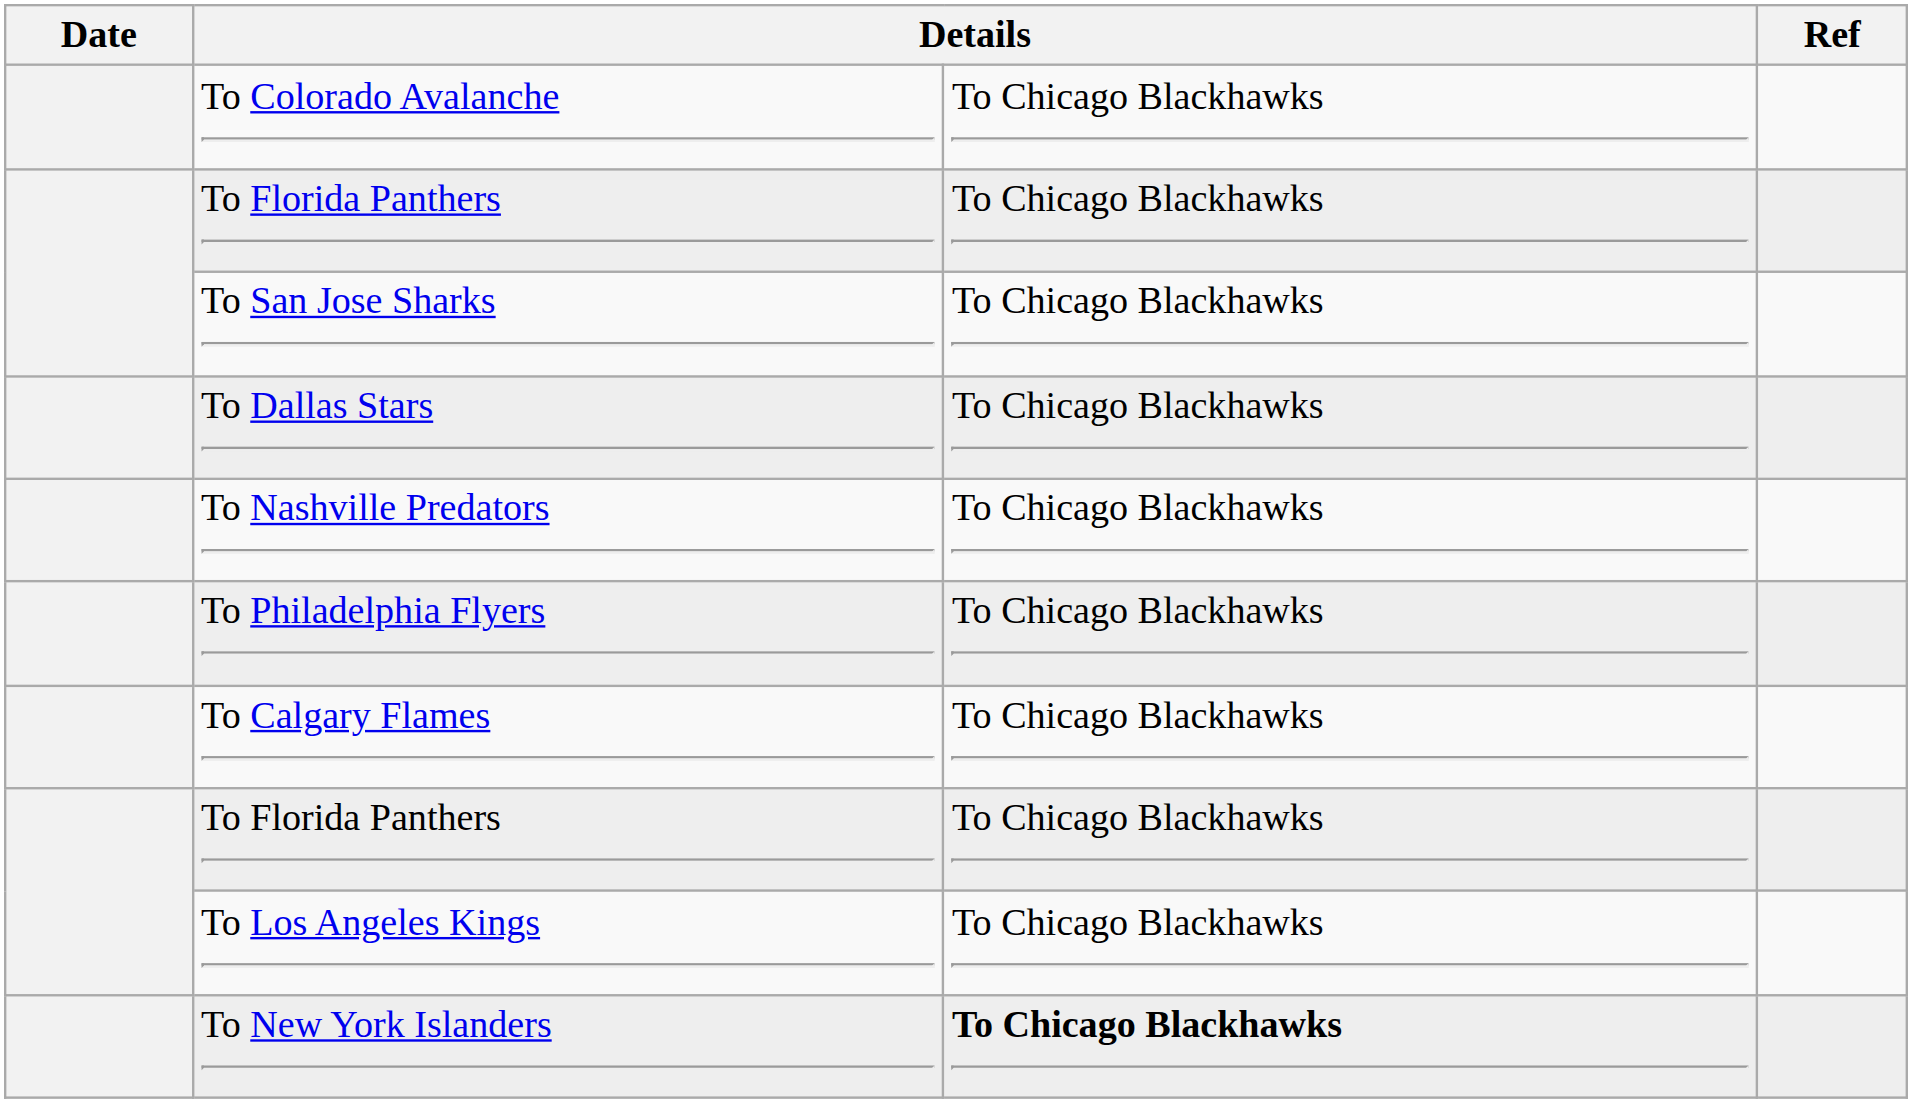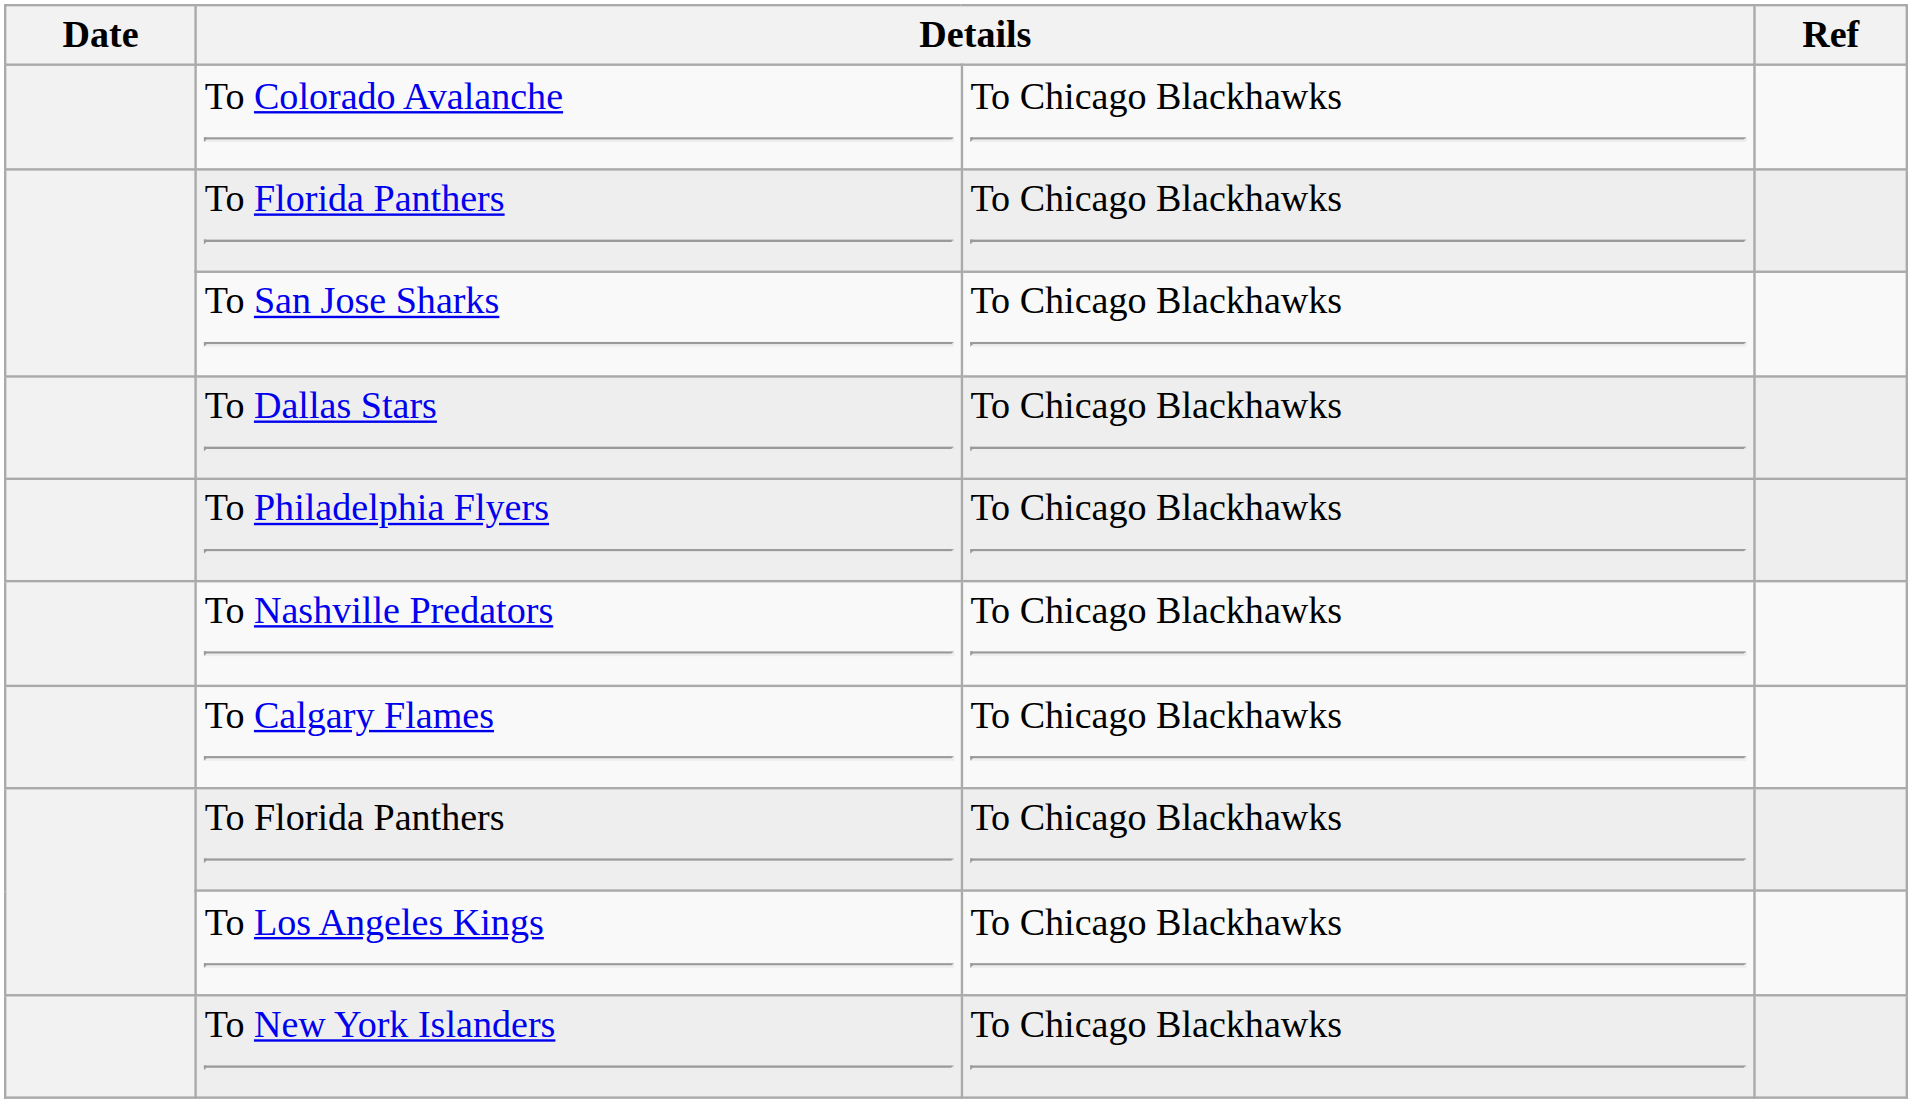rows swapped: (99, 530) <-> (99, 633)
(1350, 1037) bold -> (1358, 1037) normal
